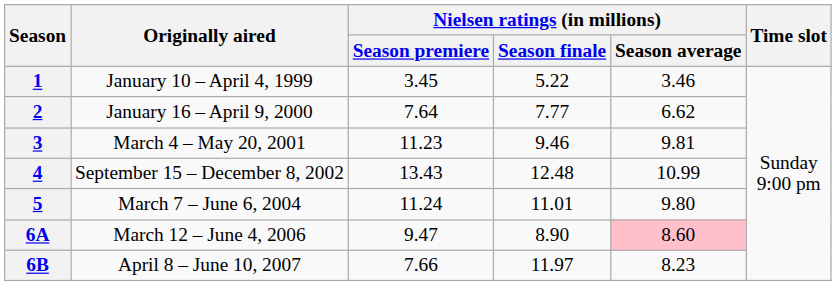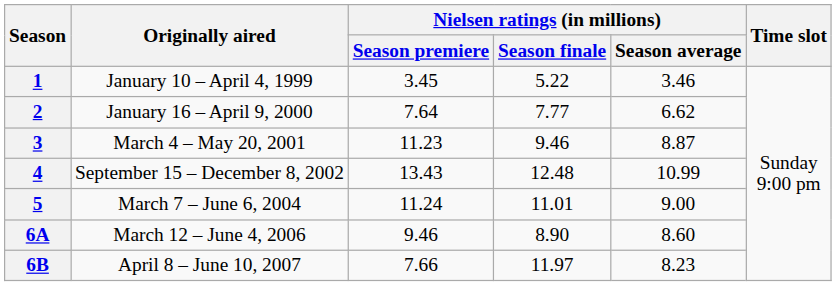(678, 142) 9.81 -> (678, 142) 8.87
(678, 204) 9.80 -> (678, 204) 9.00
(421, 234) 9.47 -> (421, 234) 9.46
(678, 234) pink background -> (678, 234) no background
